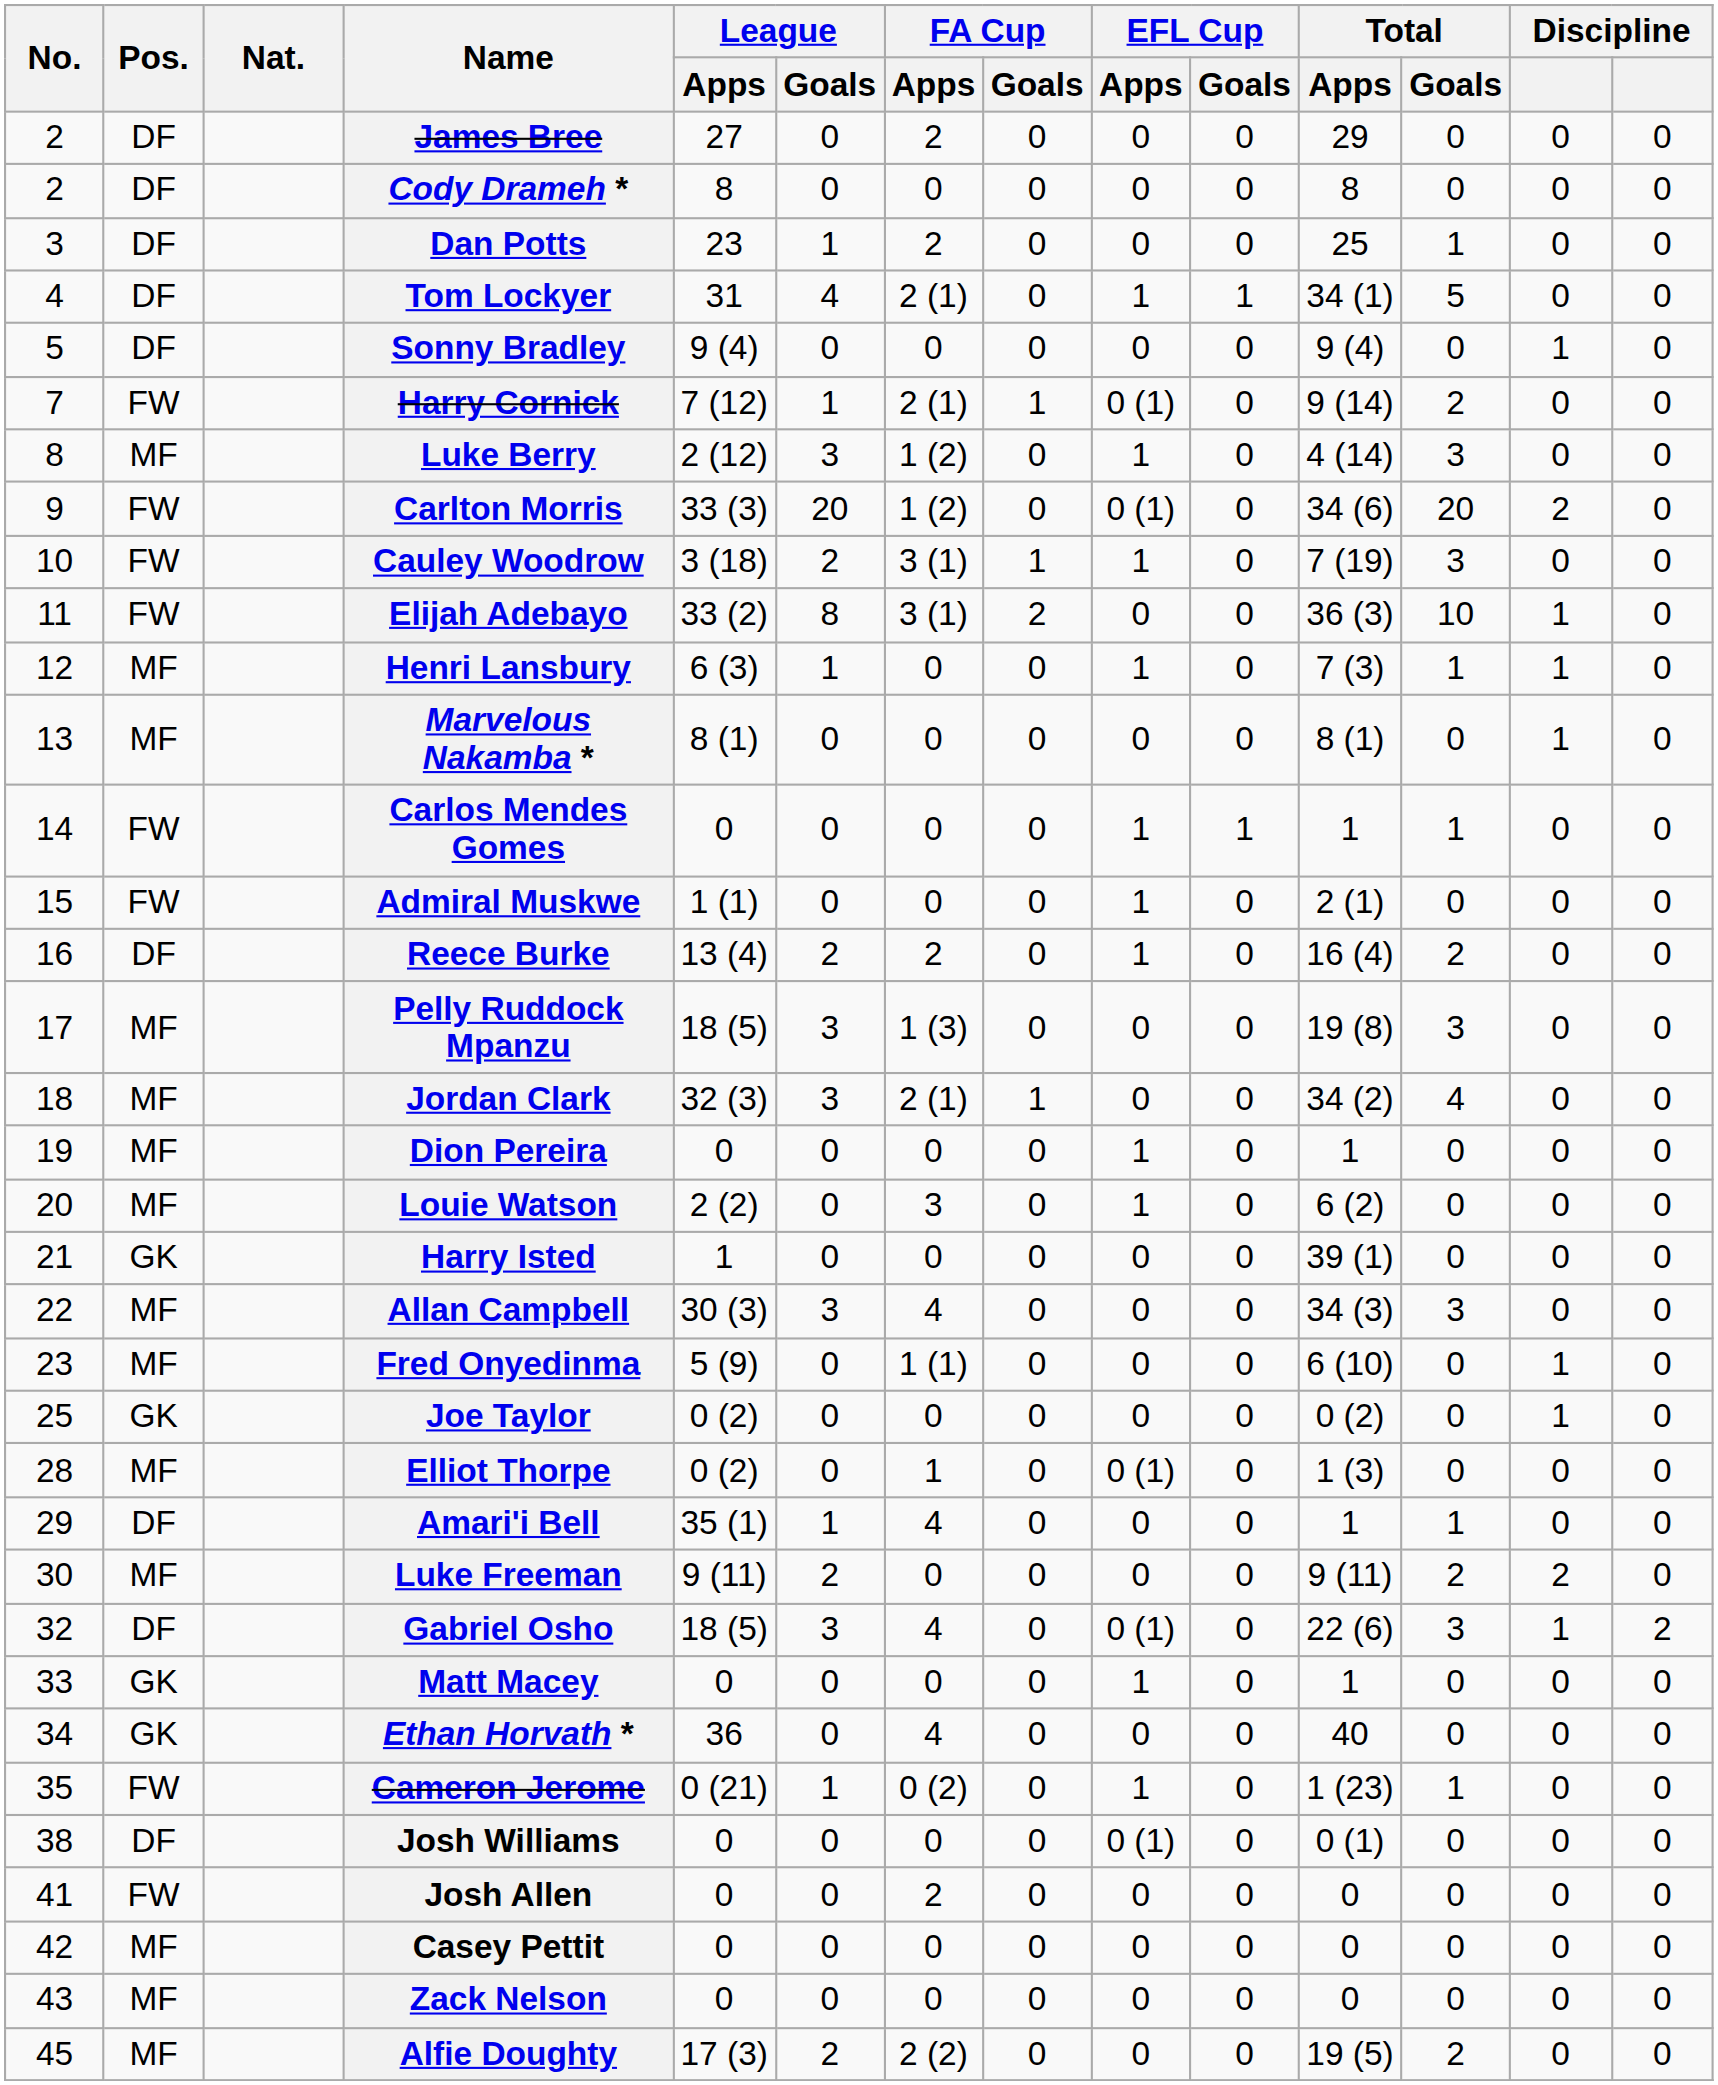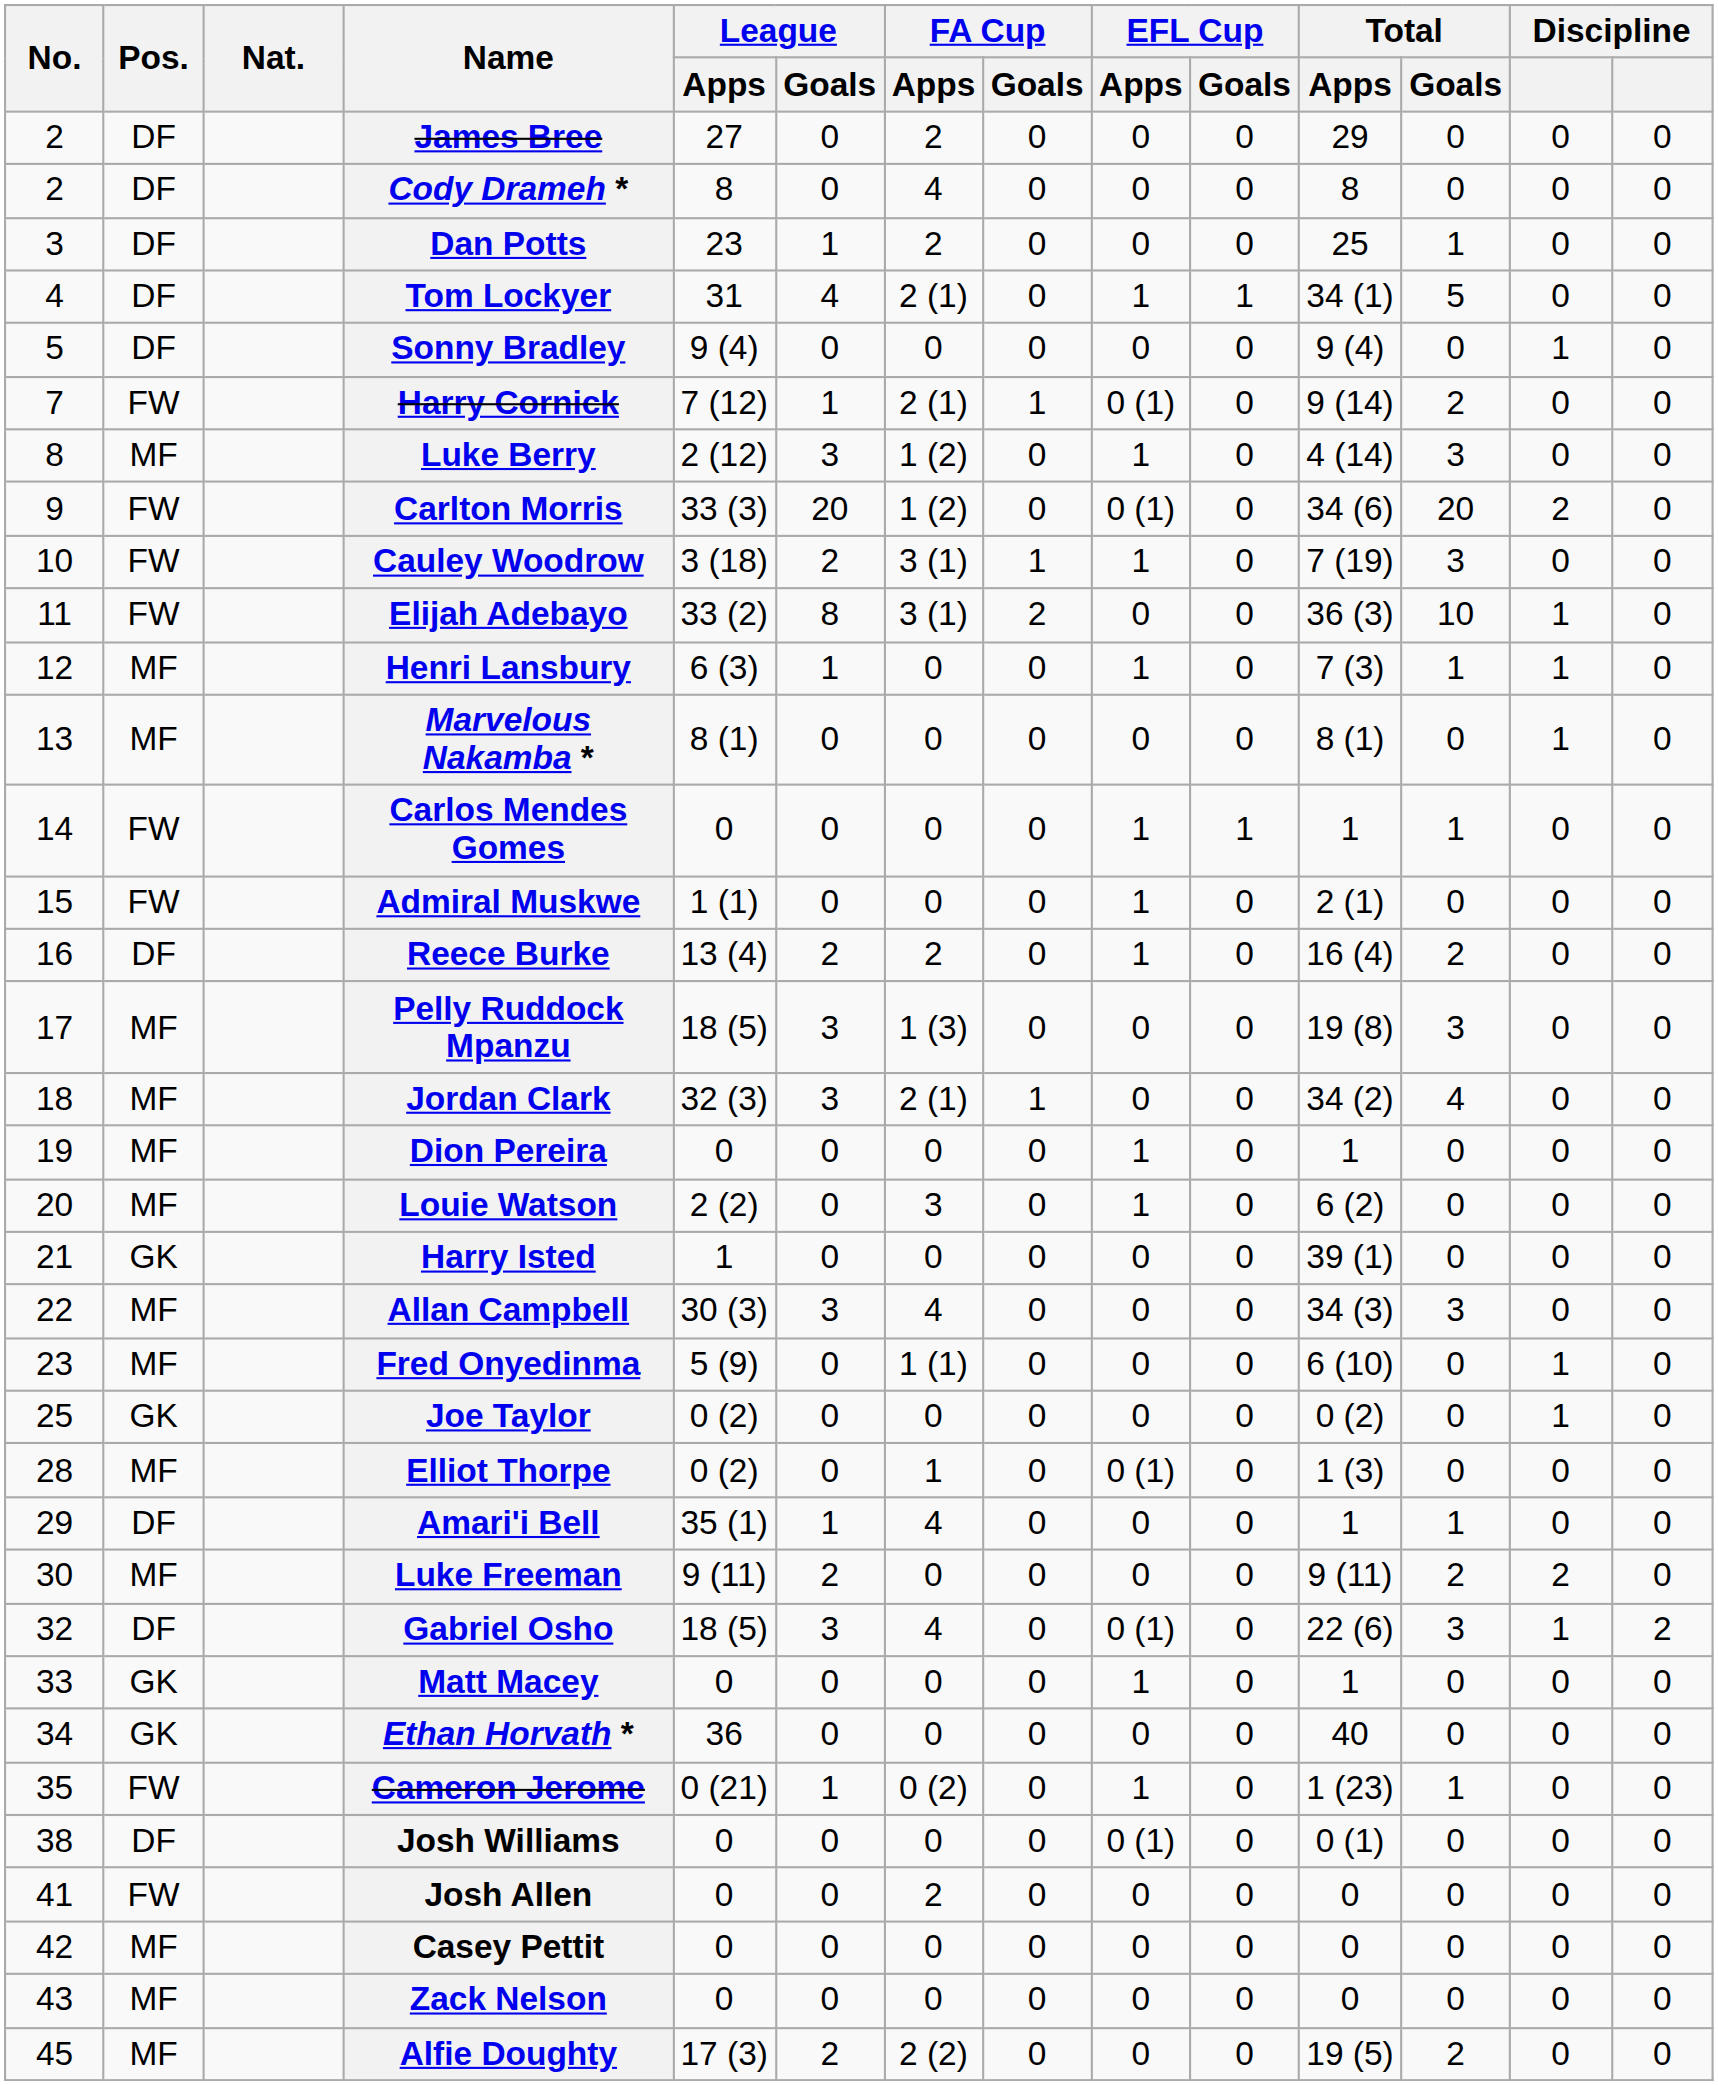(933, 190) 0 -> (933, 190) 4
(933, 1734) 4 -> (933, 1734) 0
